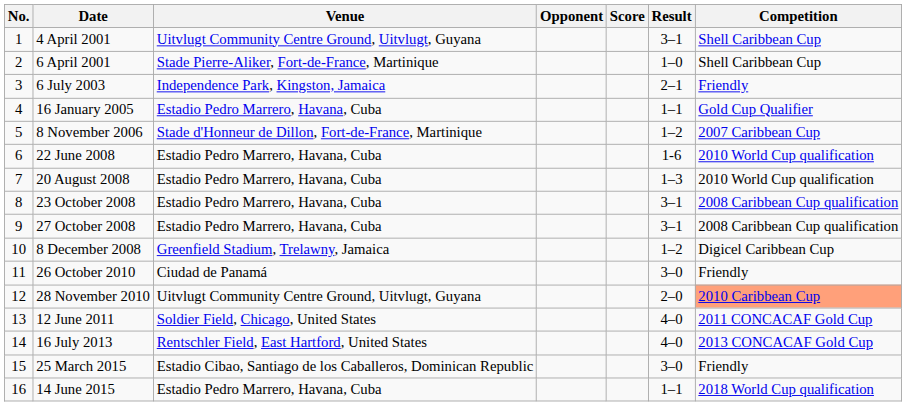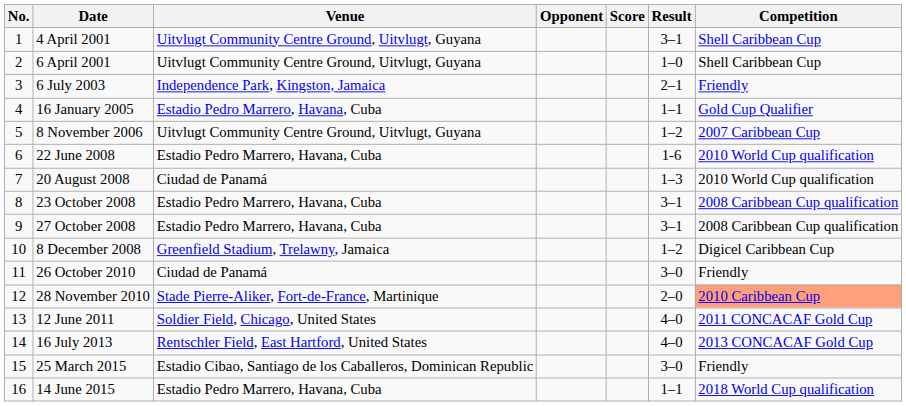(298, 62) Stade Pierre-Aliker, Fort-de-France, Martinique -> (319, 62) Uitvlugt Community Centre Ground, Uitvlugt, Guyana
(319, 132) Stade d'Honneur de Dillon, Fort-de-France, Martinique -> (319, 132) Uitvlugt Community Centre Ground, Uitvlugt, Guyana
(269, 179) Estadio Pedro Marrero, Havana, Cuba -> (212, 179) Ciudad de Panamá
(319, 296) Uitvlugt Community Centre Ground, Uitvlugt, Guyana -> (298, 296) Stade Pierre-Aliker, Fort-de-France, Martinique
